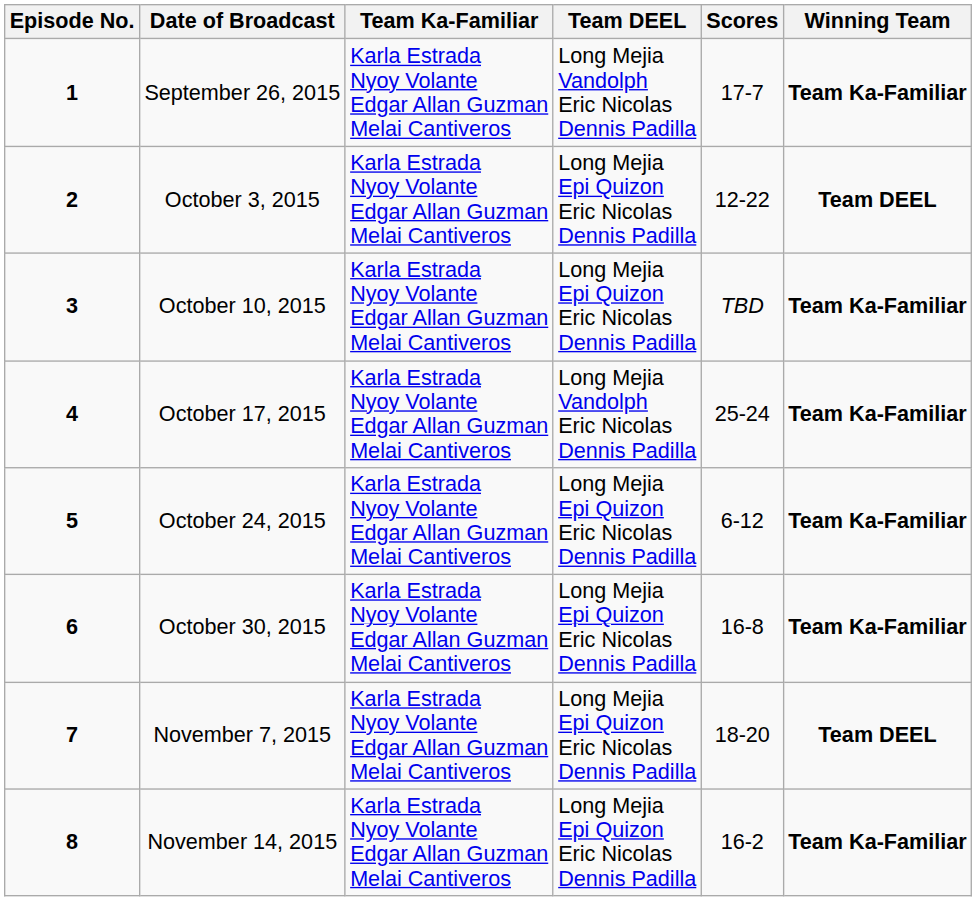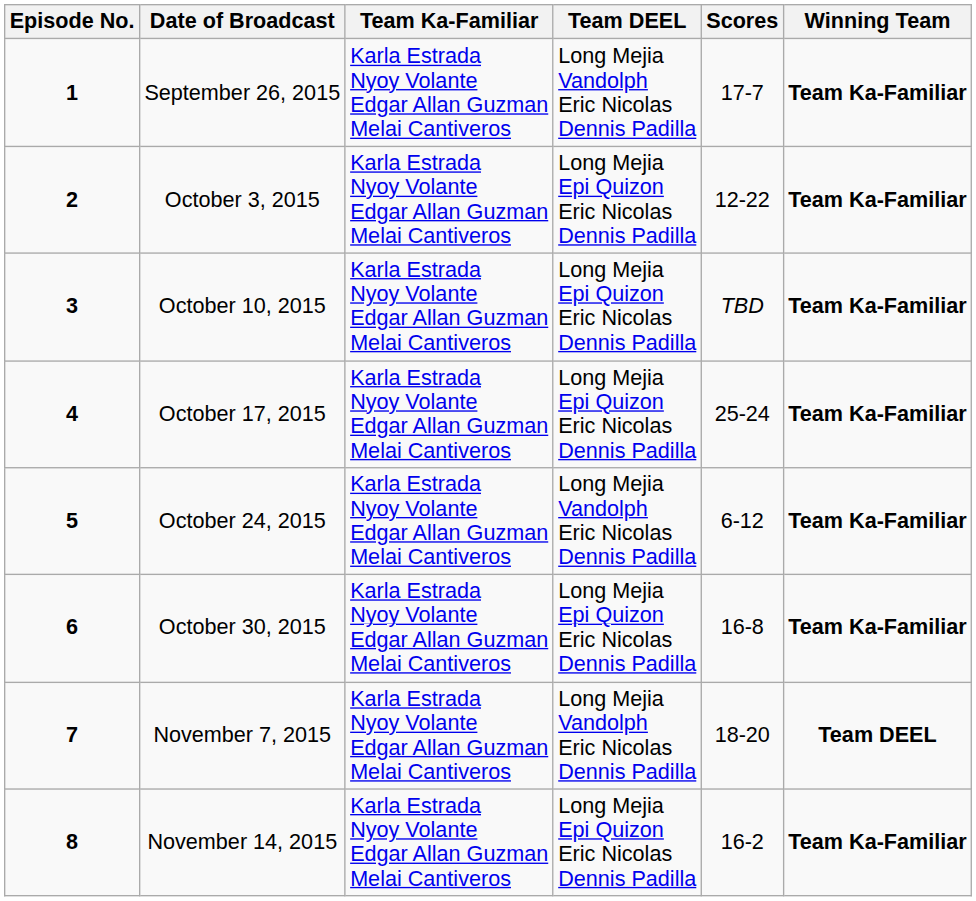(877, 199) Team DEEL -> (877, 199) Team Ka-Familiar
(627, 413) Long Mejia Vandolph Eric Nicolas Dennis Padilla -> (627, 413) Long Mejia Epi Quizon Eric Nicolas Dennis Padilla
(627, 520) Long Mejia Epi Quizon Eric Nicolas Dennis Padilla -> (627, 520) Long Mejia Vandolph Eric Nicolas Dennis Padilla
(627, 735) Long Mejia Epi Quizon Eric Nicolas Dennis Padilla -> (627, 735) Long Mejia Vandolph Eric Nicolas Dennis Padilla
